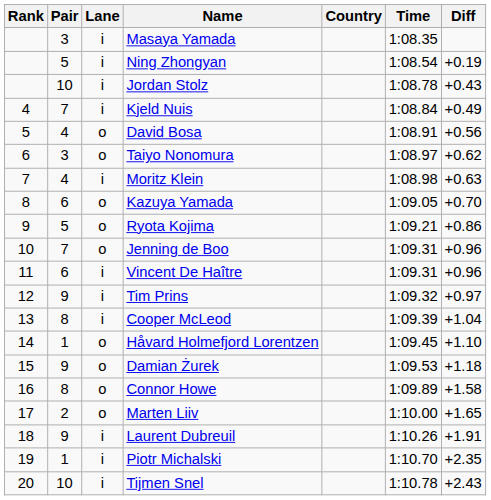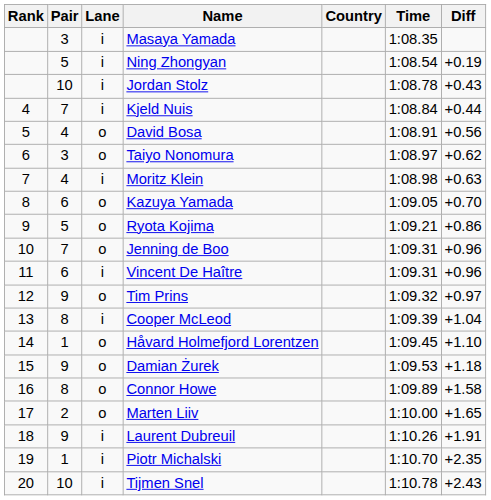(463, 109) +0.49 -> (463, 109) +0.44
(102, 296) i -> (102, 296) o
